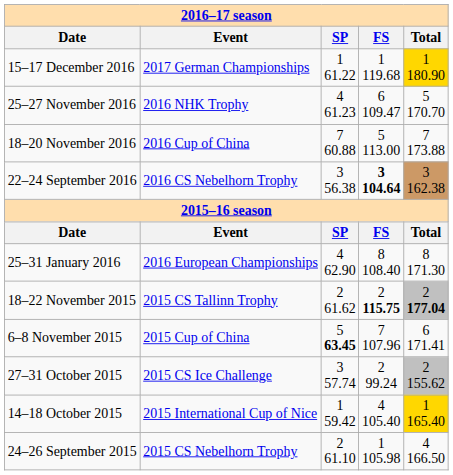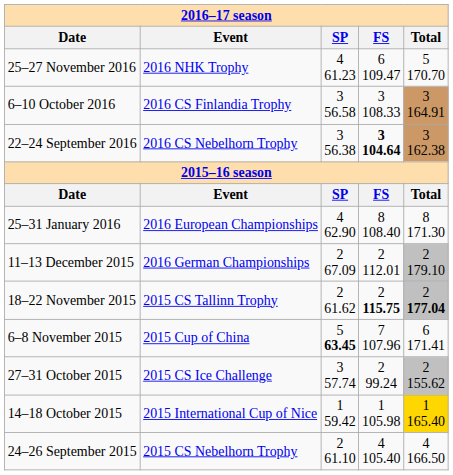- row: (71, 67)
- row: (72, 142)
+ row: (61, 105)
+ row: (71, 262)
(381, 413) 4 105.40 -> (381, 413) 1 105.98
(381, 451) 1 105.98 -> (381, 451) 4 105.40
